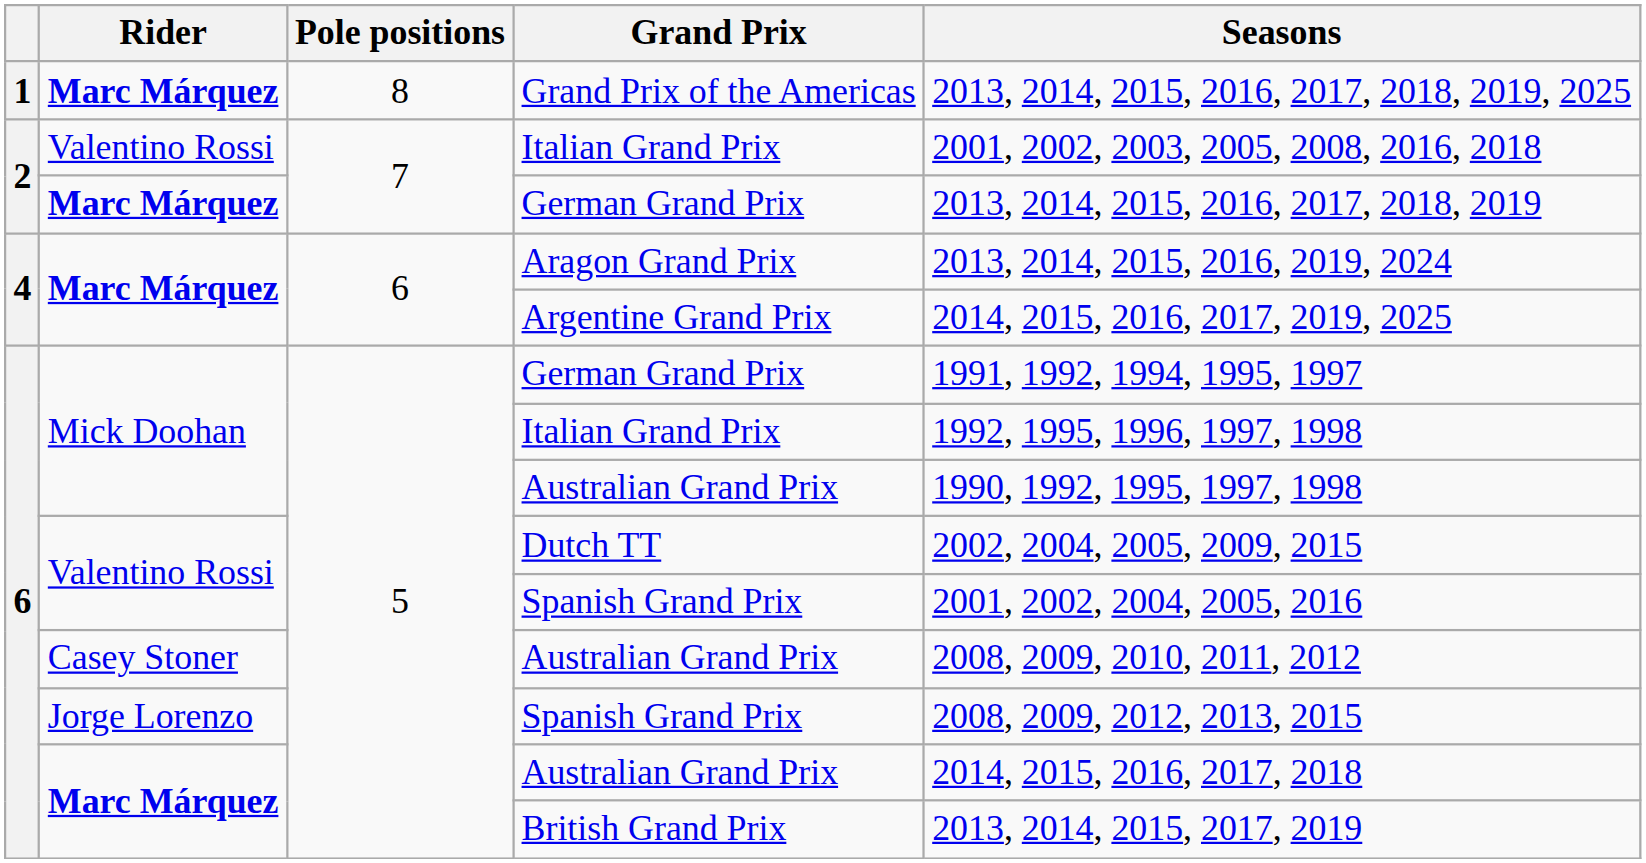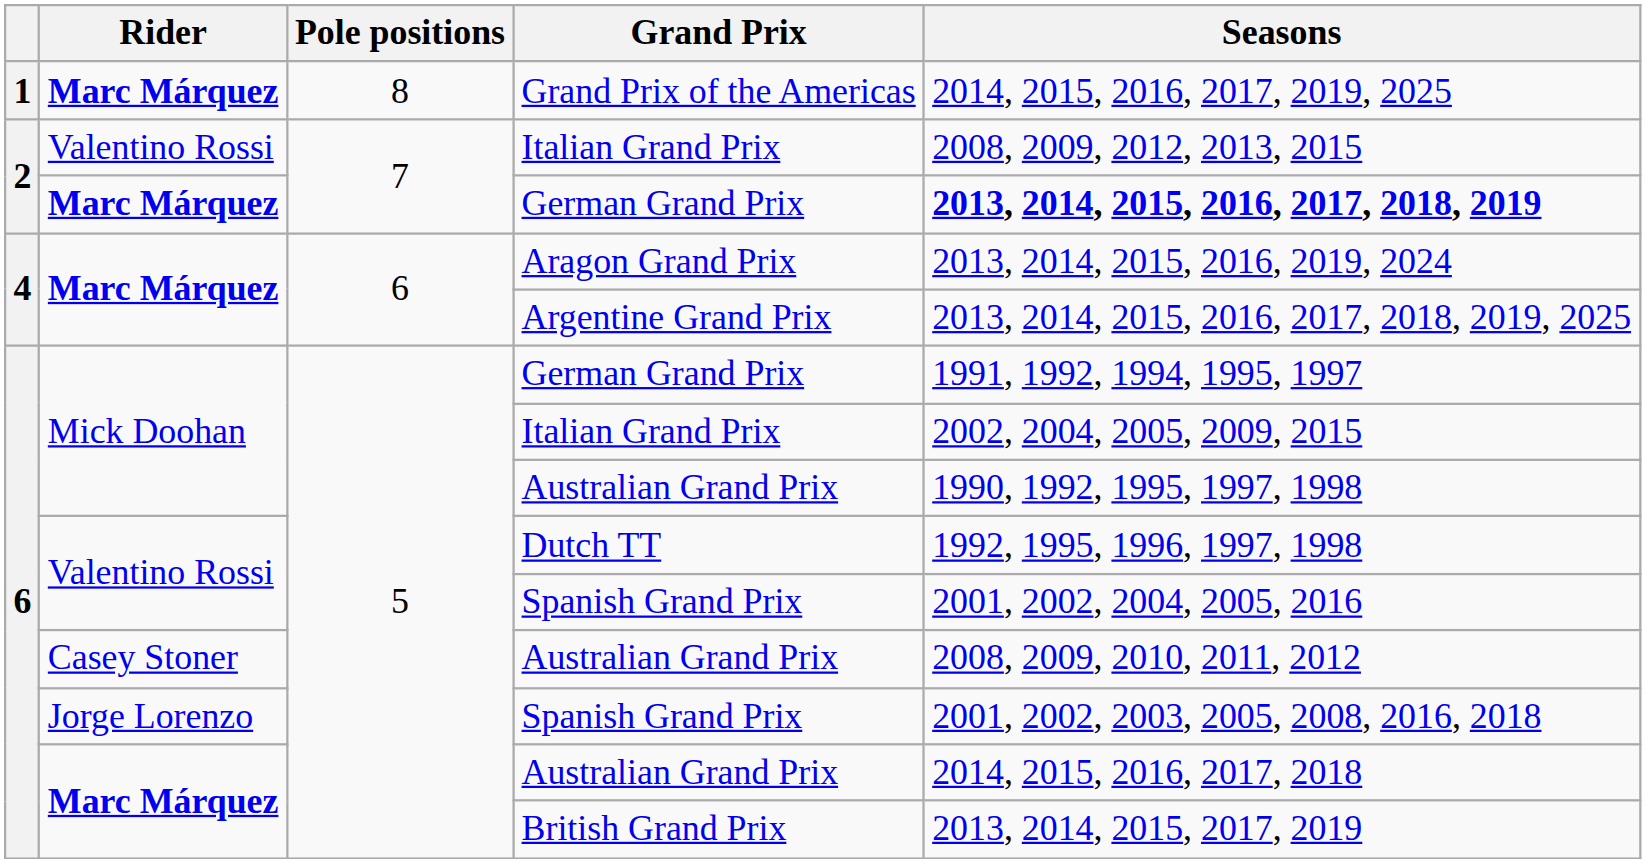(1282, 89) 2013, 2014, 2015, 2016, 2017, 2018, 2019, 2025 -> (1192, 89) 2014, 2015, 2016, 2017, 2019, 2025
(1237, 146) 2001, 2002, 2003, 2005, 2008, 2016, 2018 -> (1147, 146) 2008, 2009, 2012, 2013, 2015
(1237, 203) normal -> (1237, 203) bold
(1192, 317) 2014, 2015, 2016, 2017, 2019, 2025 -> (1282, 317) 2013, 2014, 2015, 2016, 2017, 2018, 2019, 2025
(1147, 430) 1992, 1995, 1996, 1997, 1998 -> (1147, 430) 2002, 2004, 2005, 2009, 2015
(1147, 544) 2002, 2004, 2005, 2009, 2015 -> (1147, 544) 1992, 1995, 1996, 1997, 1998
(1147, 715) 2008, 2009, 2012, 2013, 2015 -> (1237, 715) 2001, 2002, 2003, 2005, 2008, 2016, 2018
